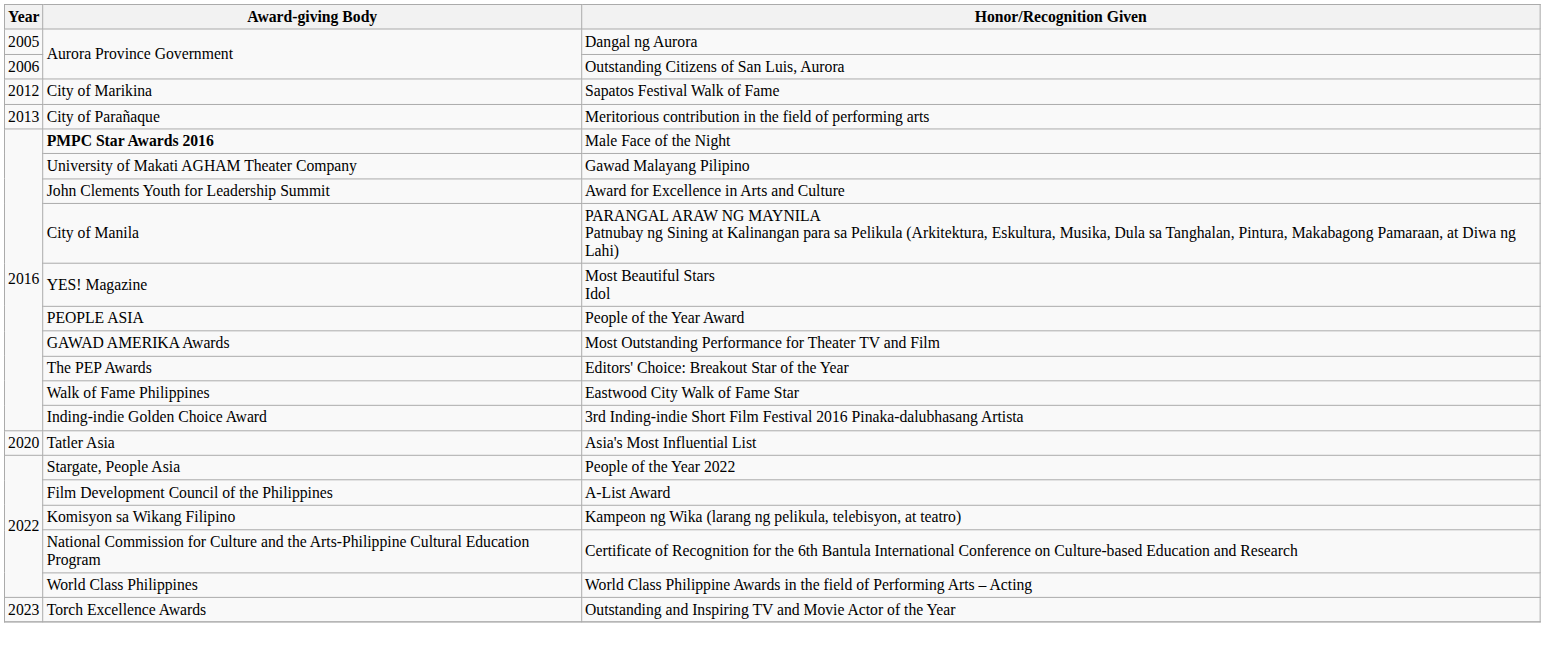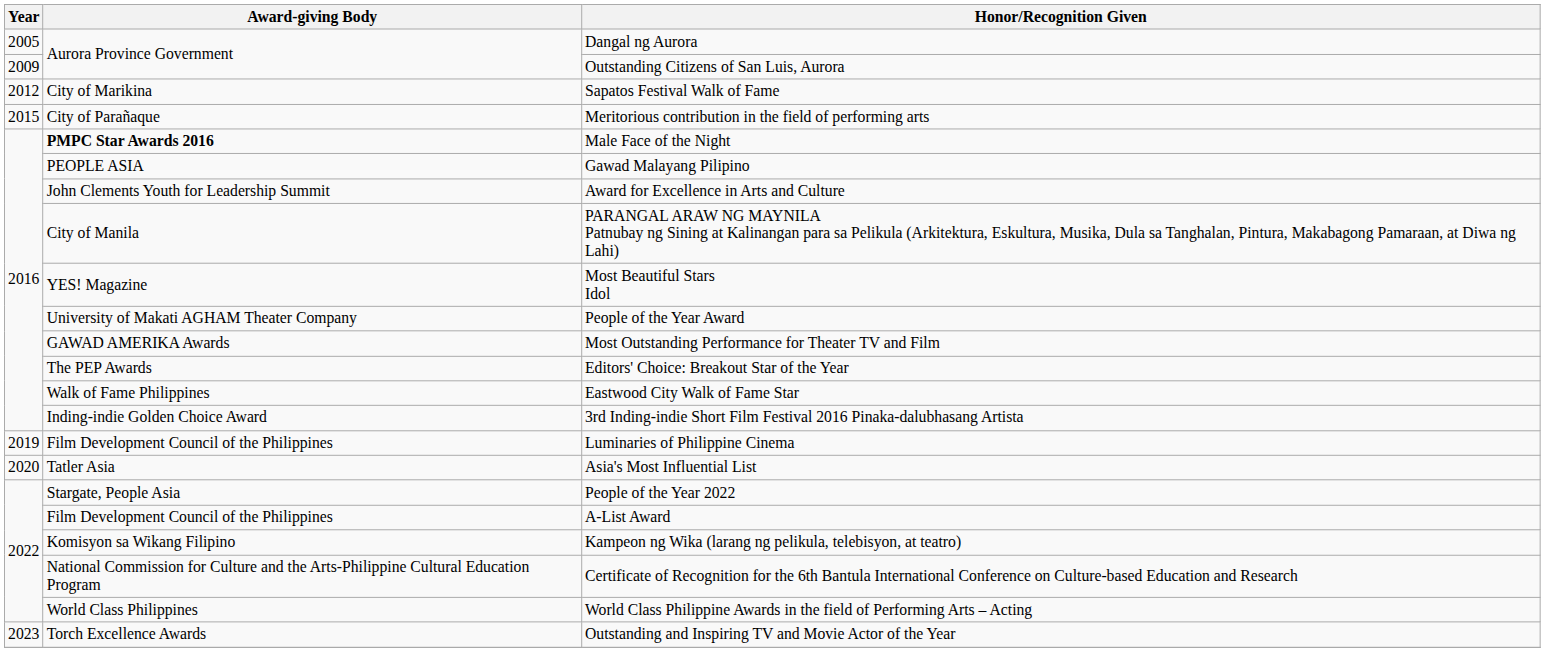(24, 66) 2006 -> (24, 66) 2009
(24, 116) 2013 -> (24, 116) 2015
(202, 166) University of Makati AGHAM Theater Company -> (95, 166) PEOPLE ASIA
(95, 318) PEOPLE ASIA -> (202, 318) University of Makati AGHAM Theater Company
+ row: (690, 442)
